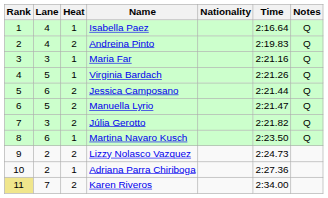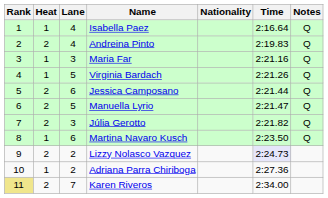columns swapped: (74, 12) <-> (47, 12)
(272, 153) no background -> (272, 153) lavender background
